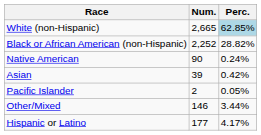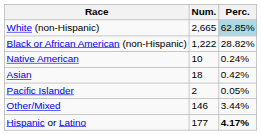(204, 43) 2,252 -> (204, 43) 1,222
(197, 59) 90 -> (197, 59) 10
(197, 75) 39 -> (197, 75) 18
(235, 122) normal -> (235, 122) bold
